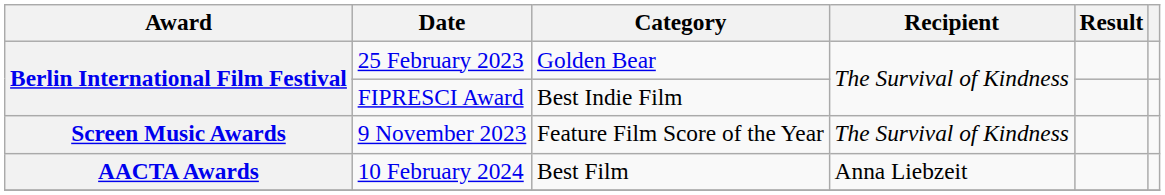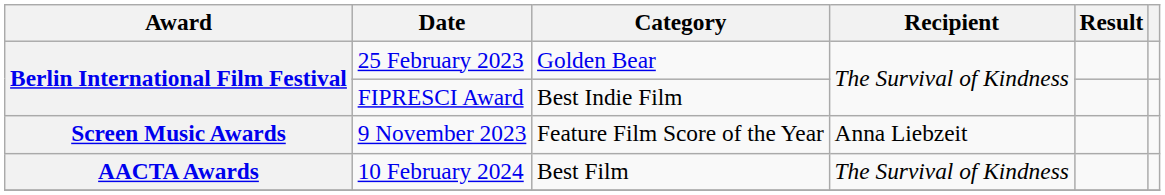(952, 134) The Survival of Kindness -> (901, 134) Anna Liebzeit
(901, 171) Anna Liebzeit -> (952, 171) The Survival of Kindness
